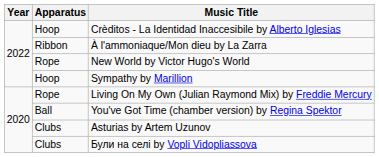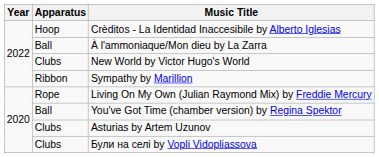(51, 45) Ribbon -> (43, 45) Ball
(47, 62) Rope -> (48, 62) Clubs
(47, 78) Hoop -> (51, 78) Ribbon
